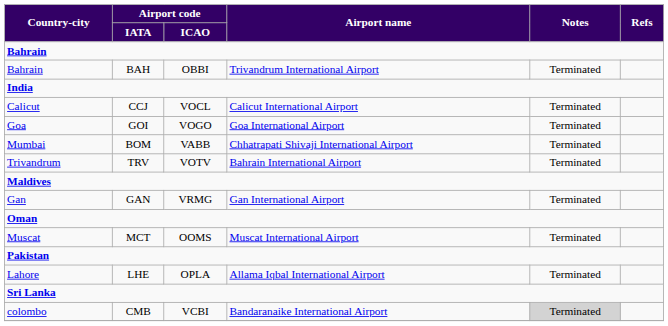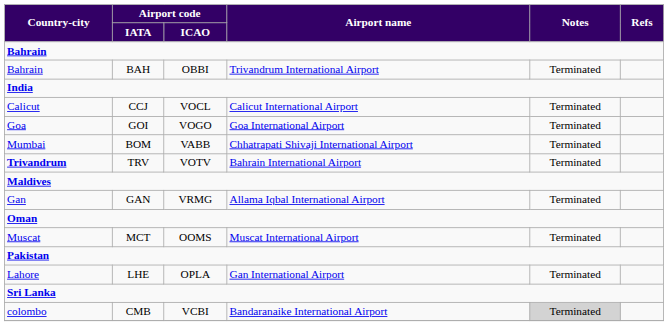(34, 162) normal -> (37, 162) bold
(287, 199) Gan International Airport -> (307, 199) Allama Iqbal International Airport
(307, 274) Allama Iqbal International Airport -> (287, 274) Gan International Airport
